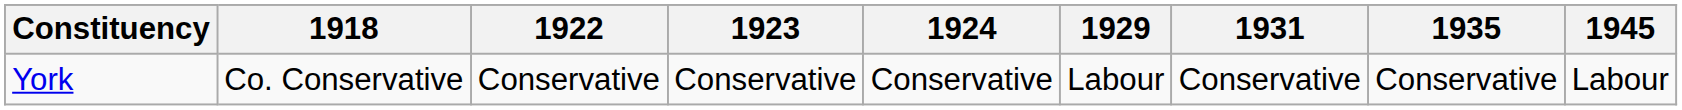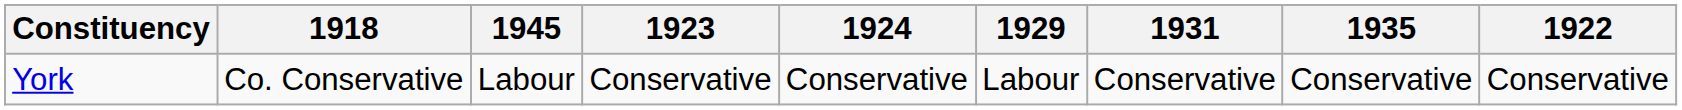columns swapped: (569, 29) <-> (1620, 29)
